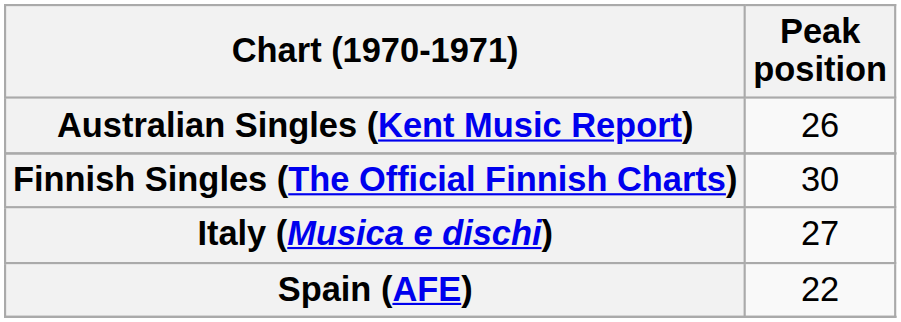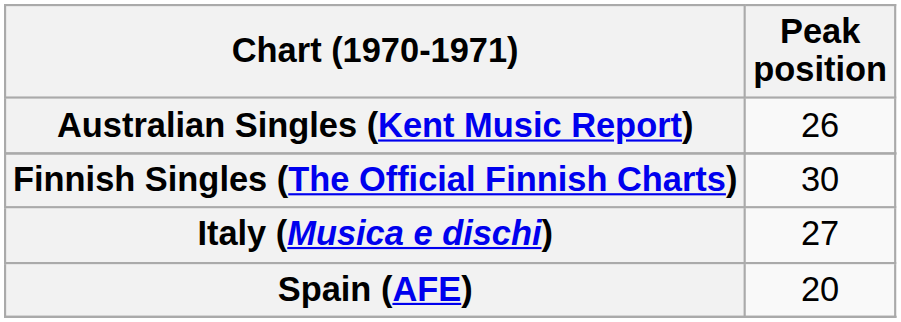(820, 288) 22 -> (820, 288) 20
